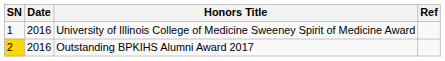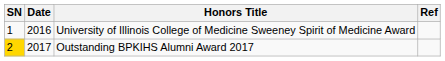(39, 47) 2016 -> (39, 47) 2017
